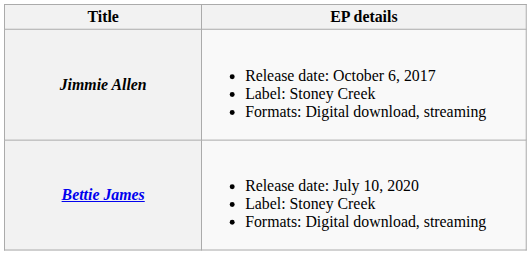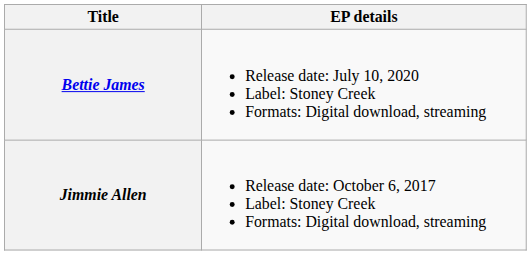rows swapped: (103, 84) <-> (103, 195)
